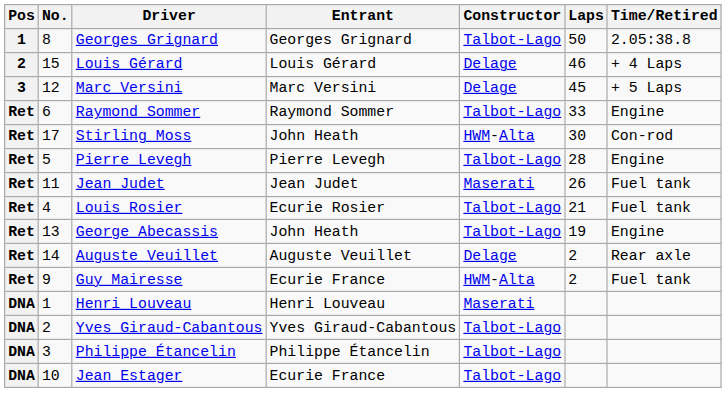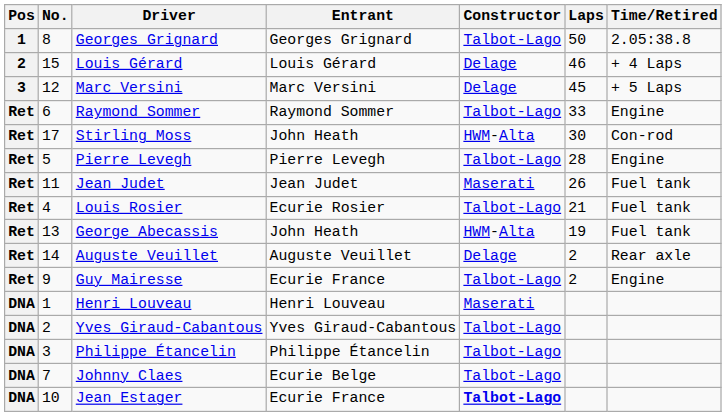(512, 232) Talbot-Lago -> (499, 232) HWM-Alta
(638, 232) Engine -> (651, 232) Fuel tank
(499, 280) HWM-Alta -> (512, 280) Talbot-Lago
(651, 280) Fuel tank -> (638, 280) Engine
+ row: (129, 376)
(512, 376) normal -> (512, 400) bold
